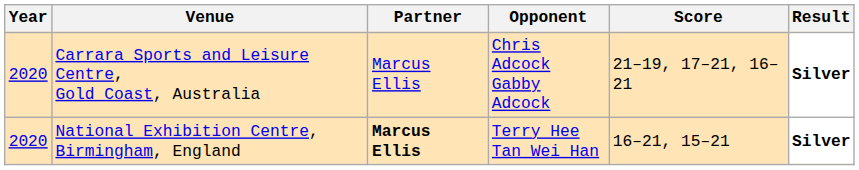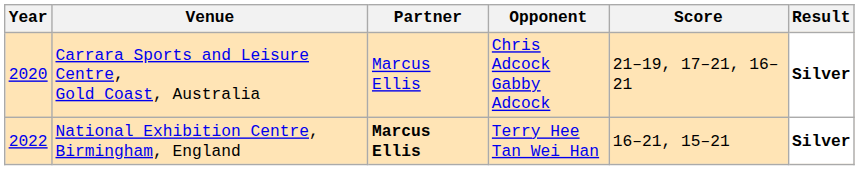(28, 141) 2020 -> (28, 141) 2022
